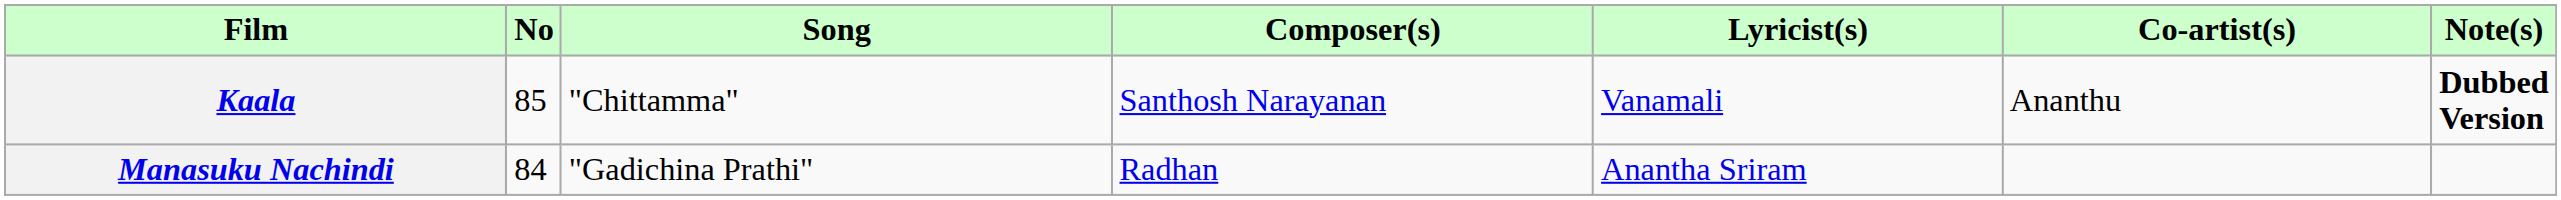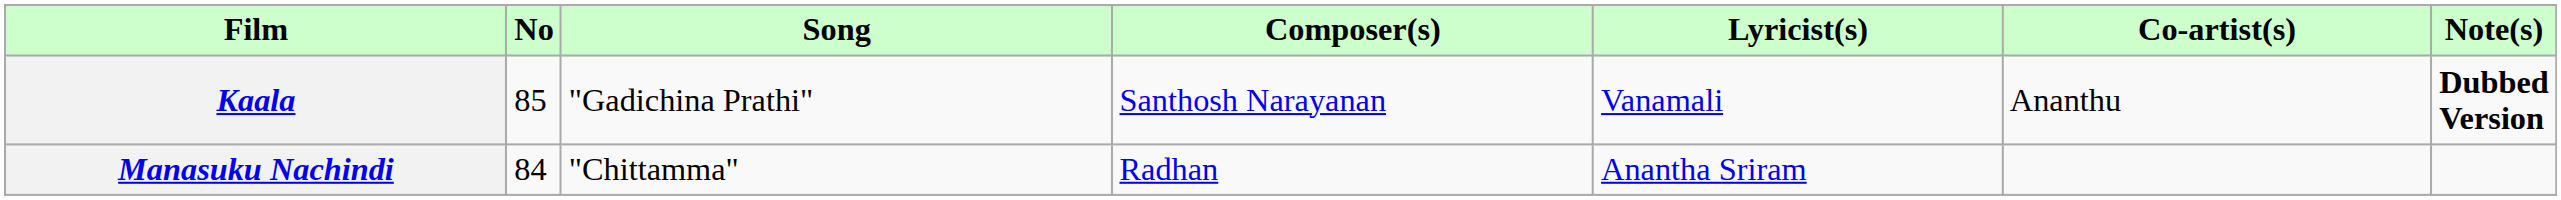(654, 99) "Chittamma" -> (691, 99) "Gadichina Prathi"
(691, 169) "Gadichina Prathi" -> (654, 169) "Chittamma"
